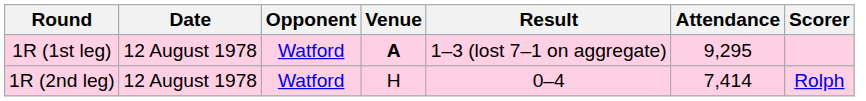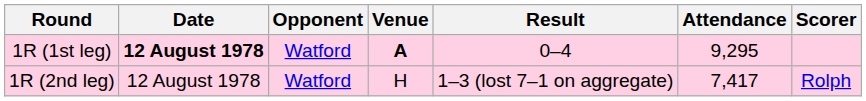(190, 50) normal -> (194, 50) bold
(549, 50) 1–3 (lost 7–1 on aggregate) -> (555, 50) 0–4
(549, 80) 0–4 -> (555, 80) 1–3 (lost 7–1 on aggregate)
(728, 80) 7,414 -> (734, 80) 7,417
